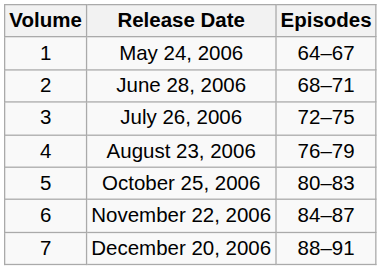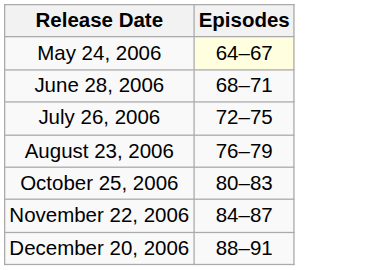- column: (46, 20)
(326, 53) no background -> (244, 53) lightyellow background
